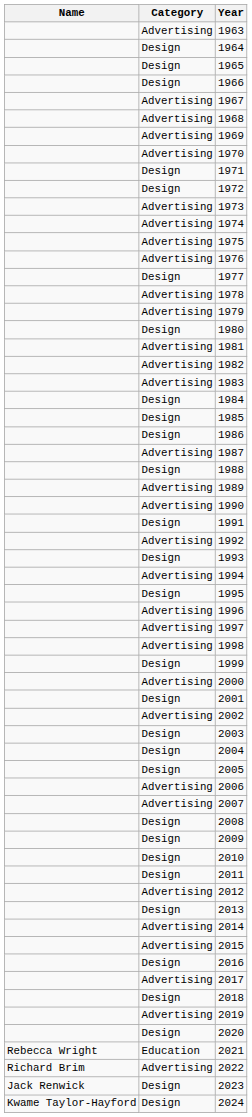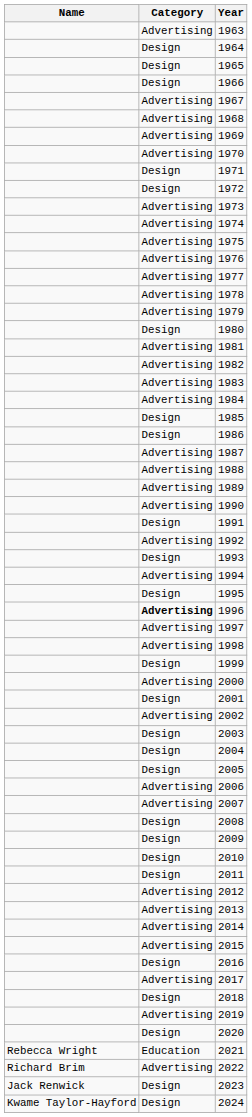(161, 277) Design -> (177, 277) Advertising
(161, 400) Design -> (177, 400) Advertising
(161, 470) Design -> (177, 470) Advertising
(177, 611) normal -> (177, 611) bold
(161, 910) Design -> (177, 910) Advertising
